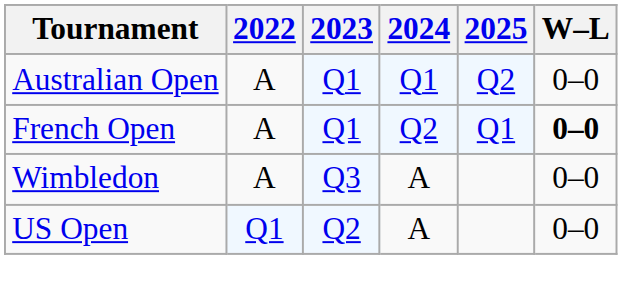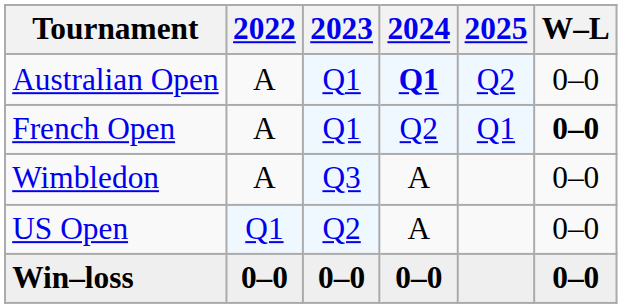(419, 79) normal -> (419, 79) bold
+ row: (73, 278)
